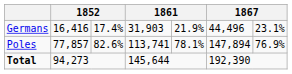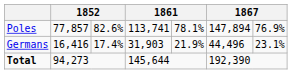rows swapped: (28, 29) <-> (22, 45)
